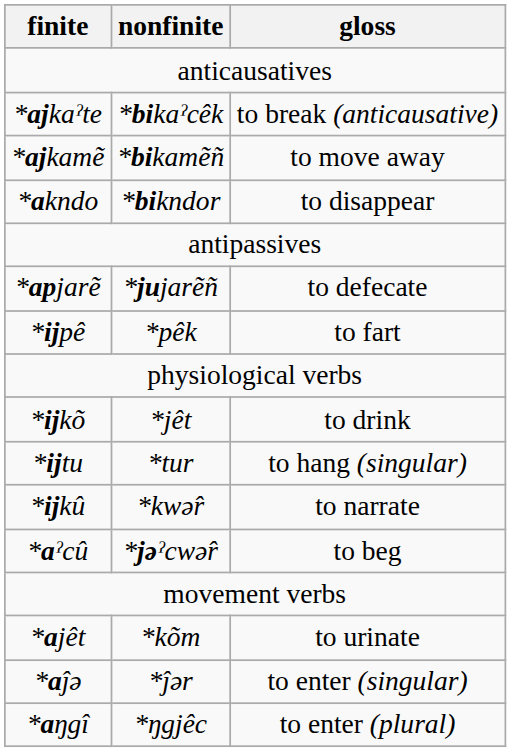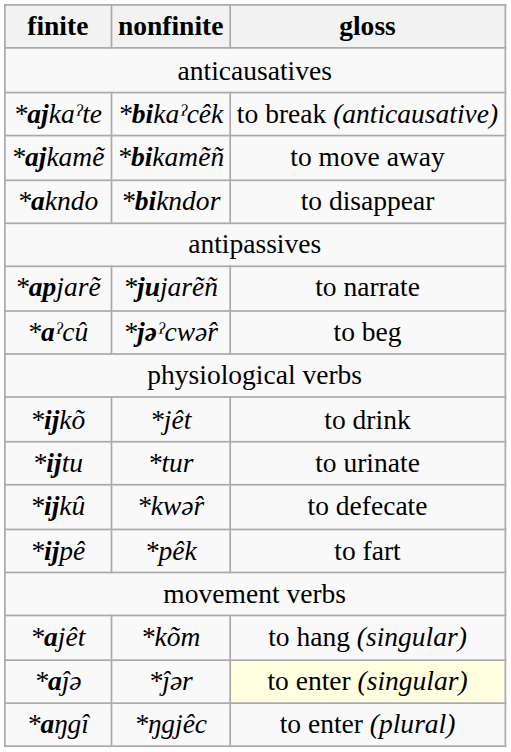(368, 288) to defecate -> (368, 288) to narrate
rows swapped: (58, 550) <-> (58, 331)
(368, 462) to hang (singular) -> (368, 462) to urinate
(368, 506) to narrate -> (368, 506) to defecate
(368, 637) to urinate -> (368, 637) to hang (singular)
(368, 680) no background -> (368, 680) lightyellow background
